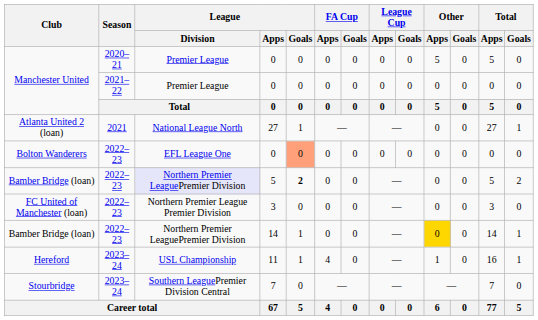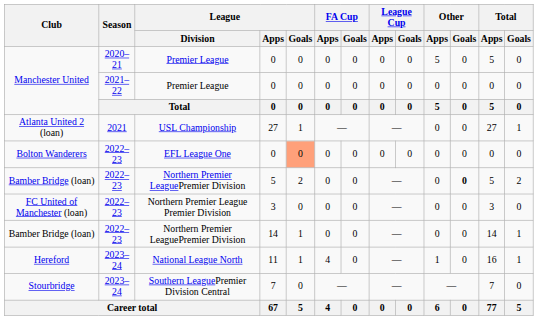(198, 128) National League North -> (198, 128) USL Championship
(198, 180) lavender background -> (198, 180) no background
(300, 180) bold -> (300, 180) normal
(464, 180) normal -> (464, 180) bold
(437, 233) gold background -> (437, 233) no background
(198, 260) USL Championship -> (198, 260) National League North
